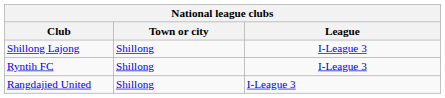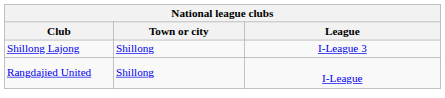- row: (30, 66)
(271, 84) I-League 3 -> (342, 79) I-League
